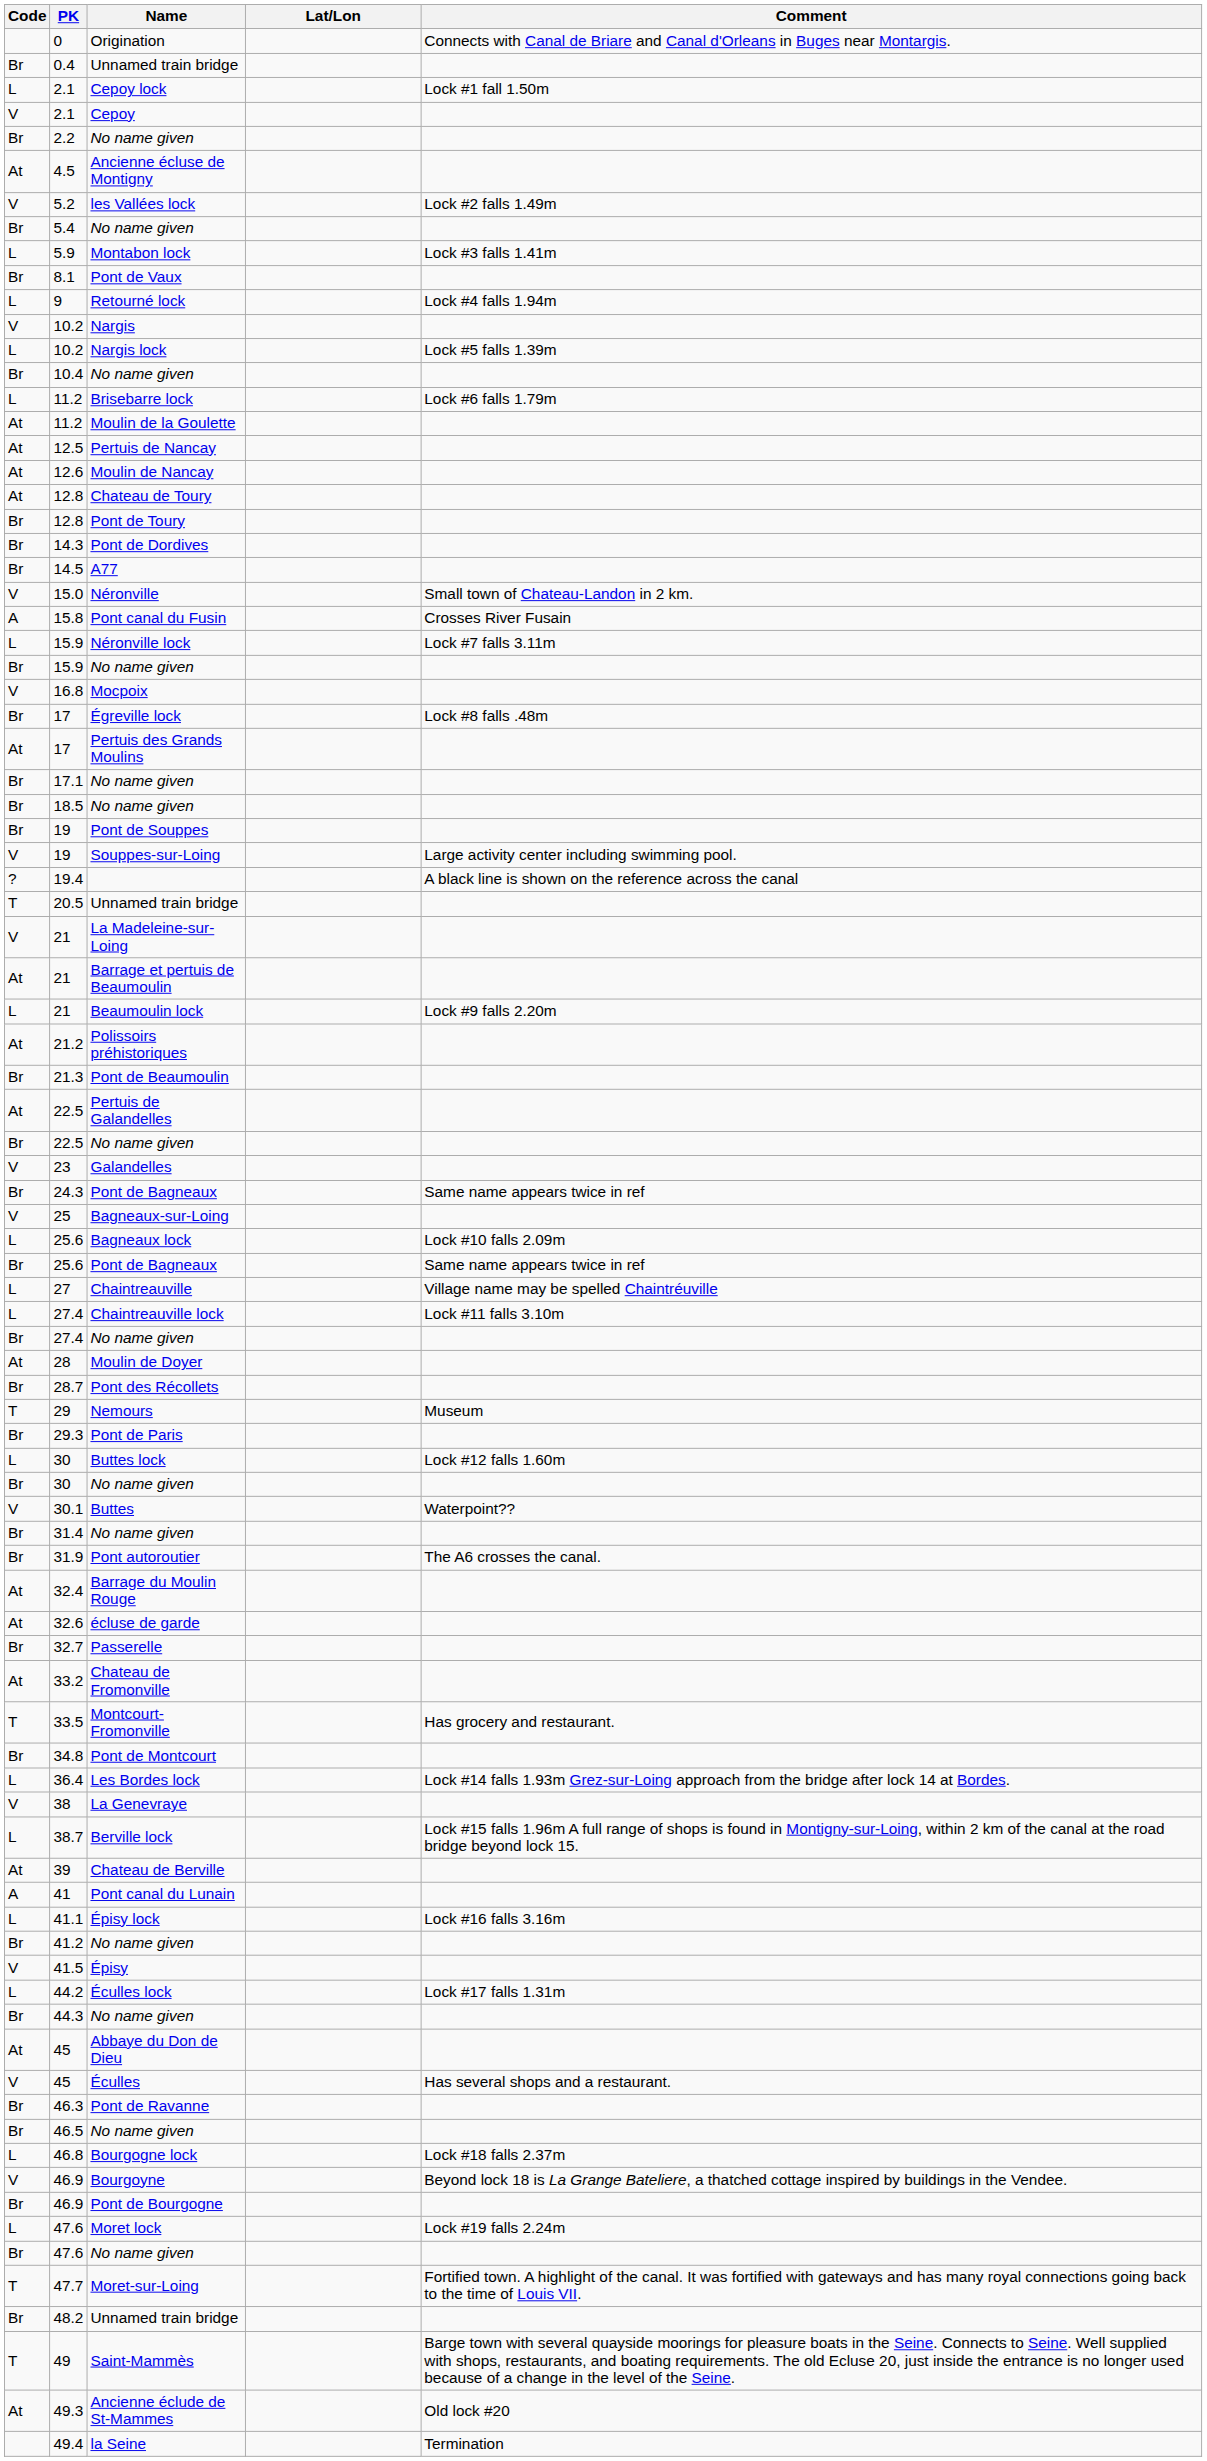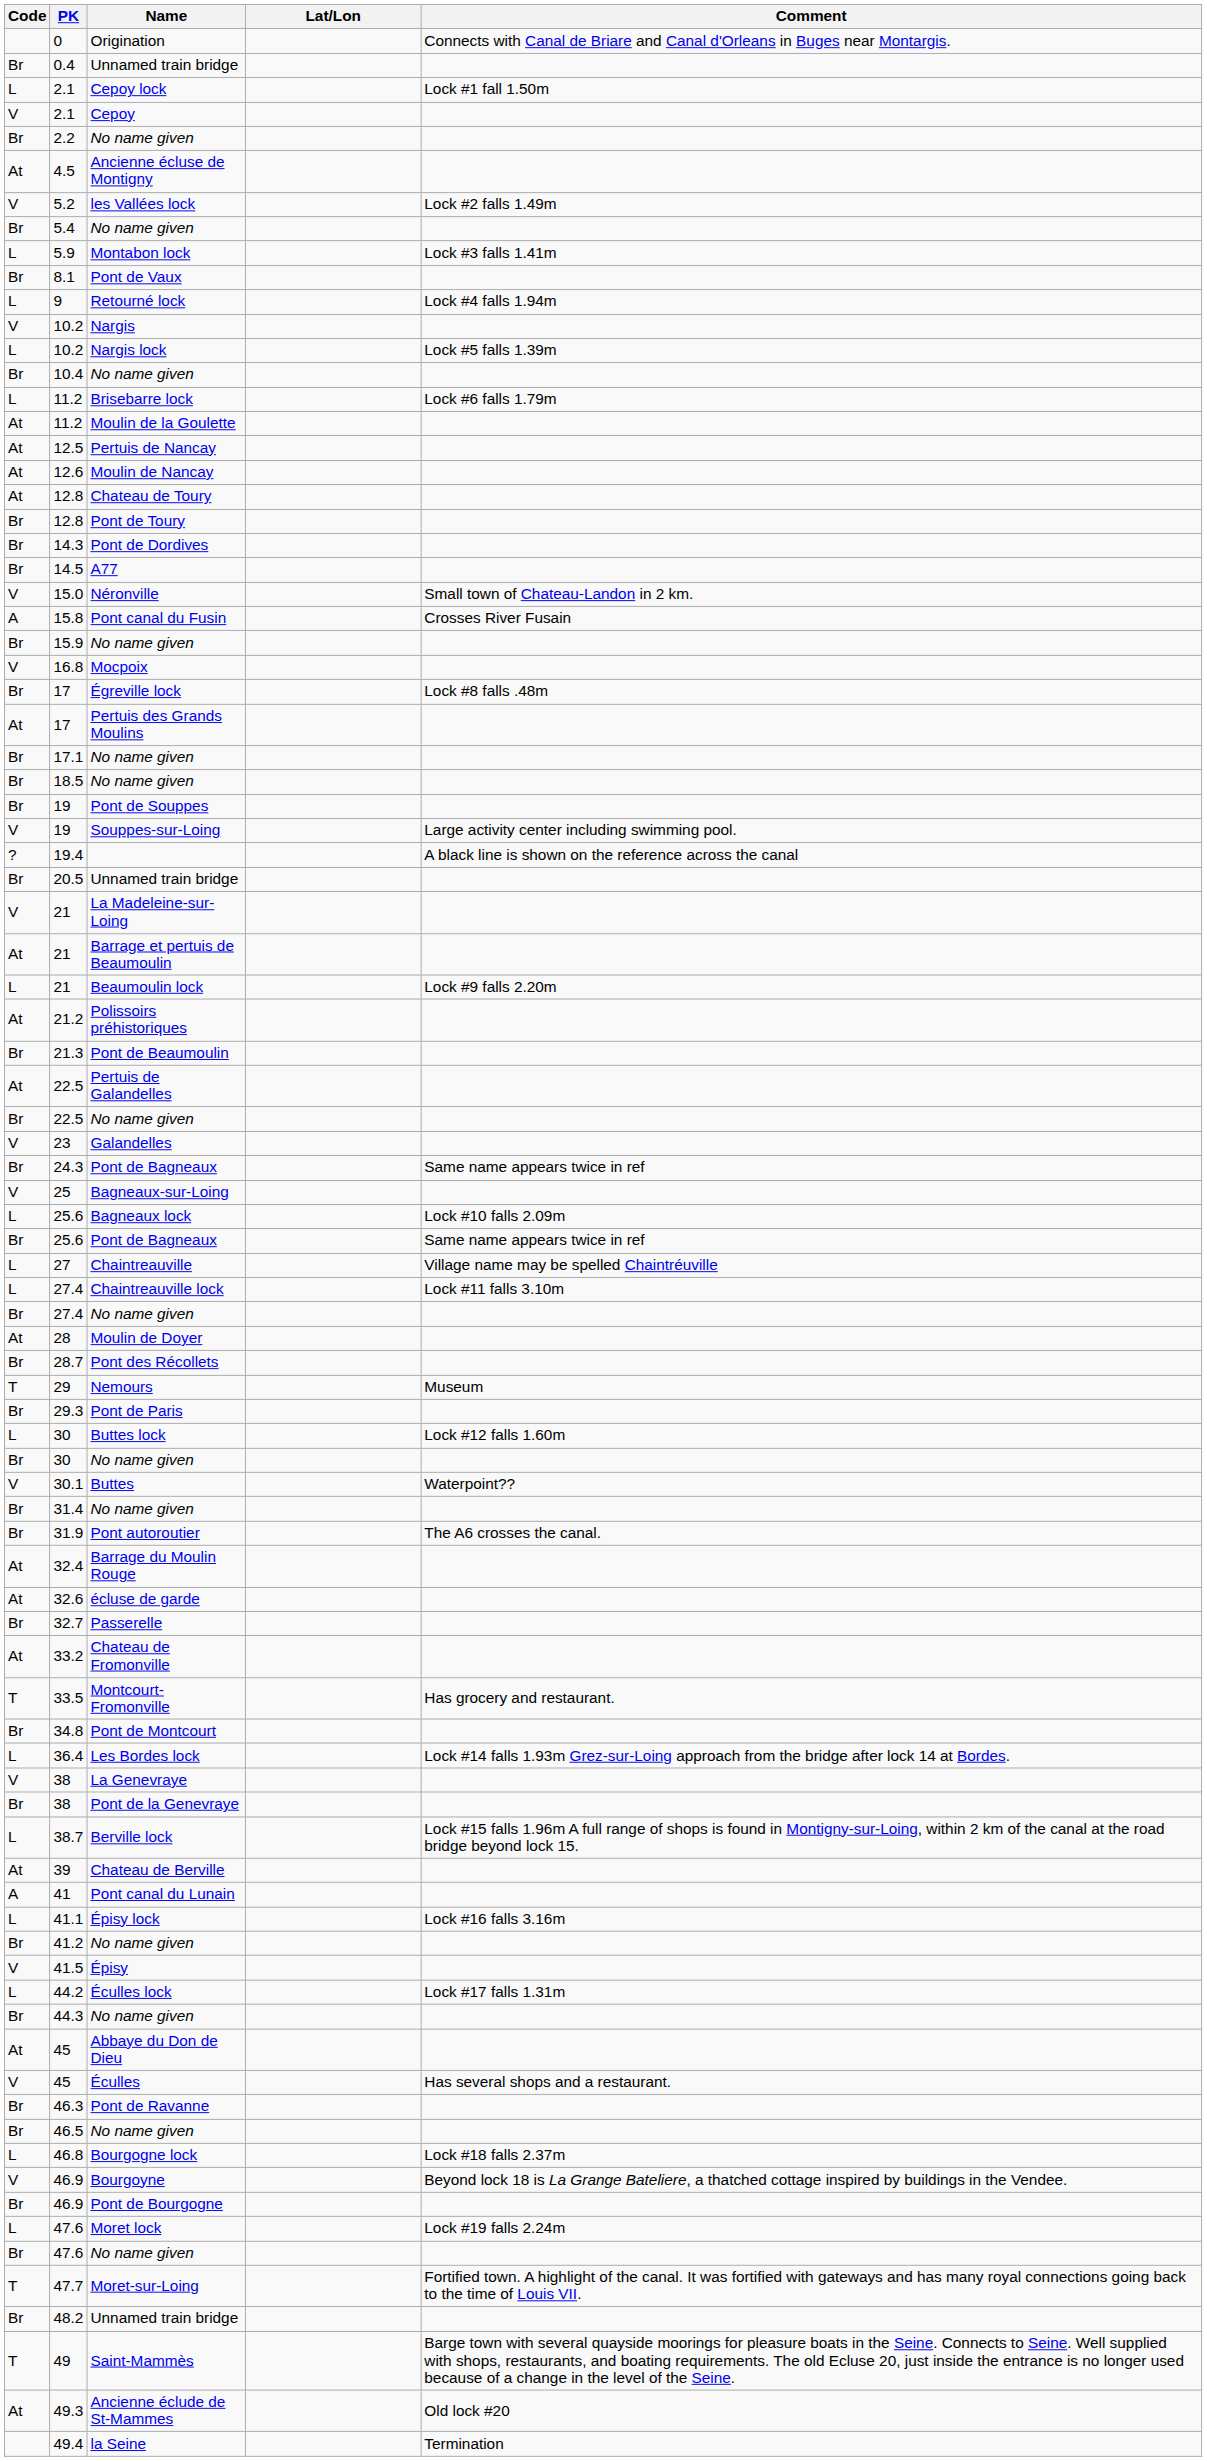- row: (68, 642)
(13, 903) T -> (16, 879) Br
+ row: (62, 1804)
